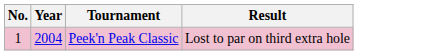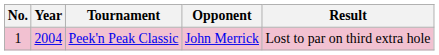+ column: (222, 16)
